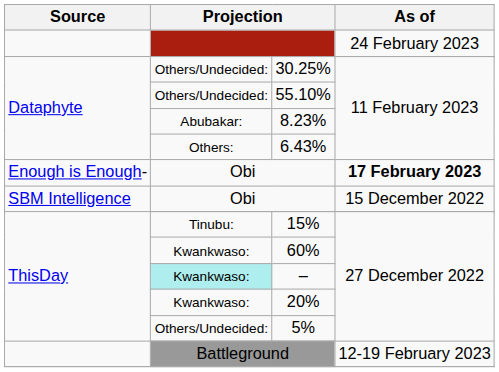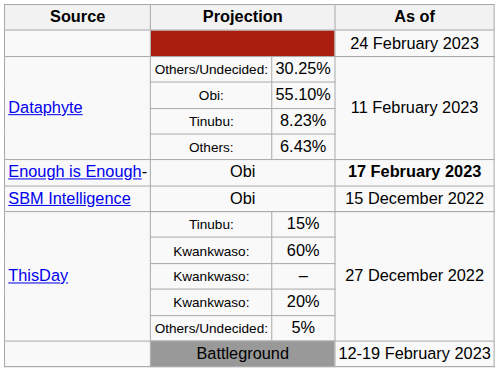(211, 96) Others/Undecided: -> (211, 96) Obi:
(211, 121) Abubakar: -> (211, 121) Tinubu:
(211, 277) paleturquoise background -> (211, 277) no background
